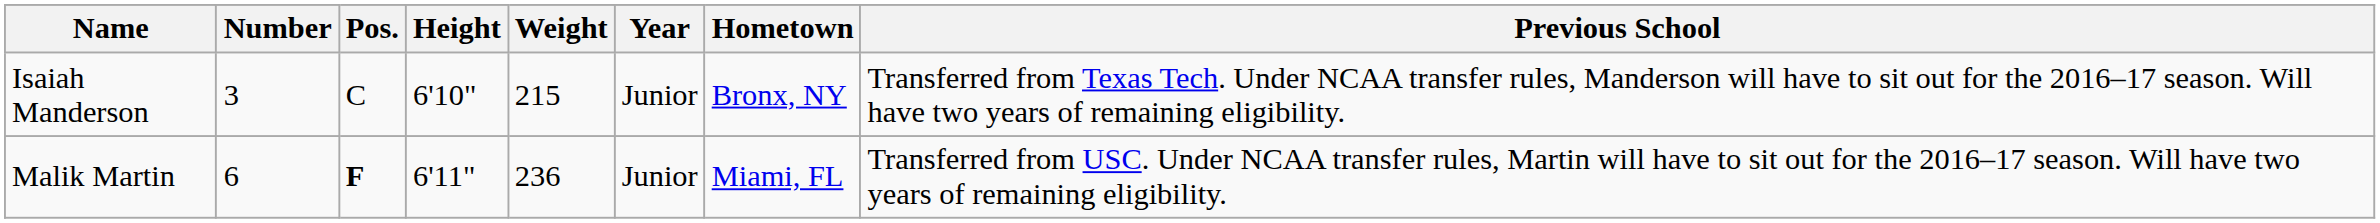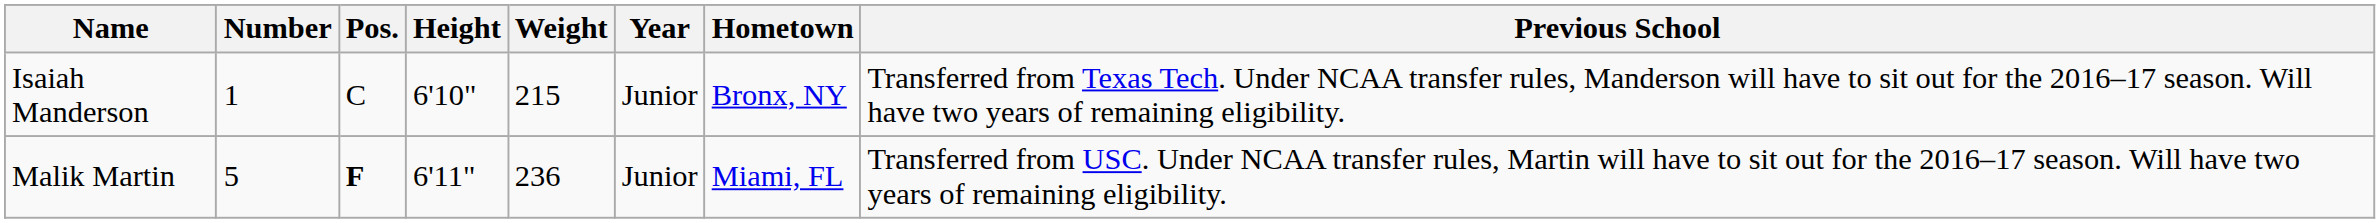(231, 93) 3 -> (231, 93) 1
(231, 176) 6 -> (231, 176) 5
